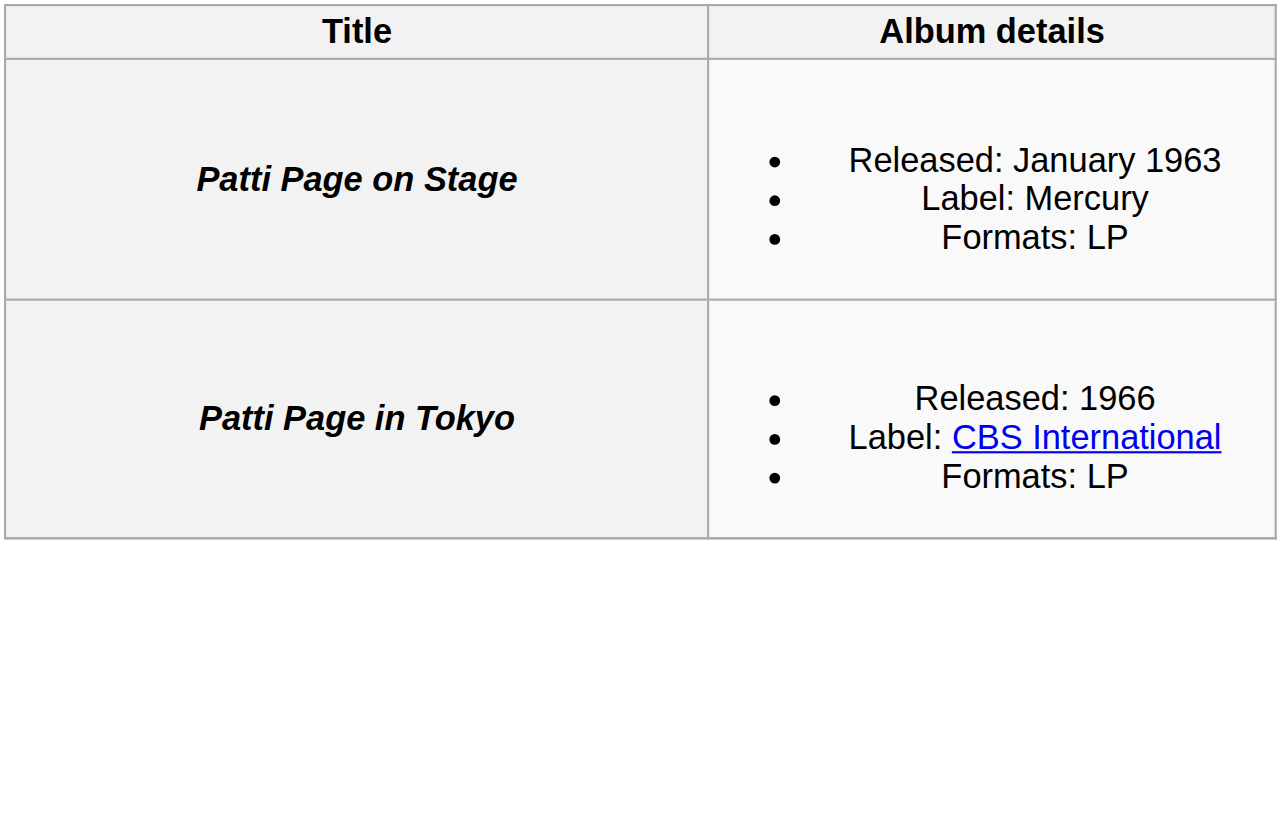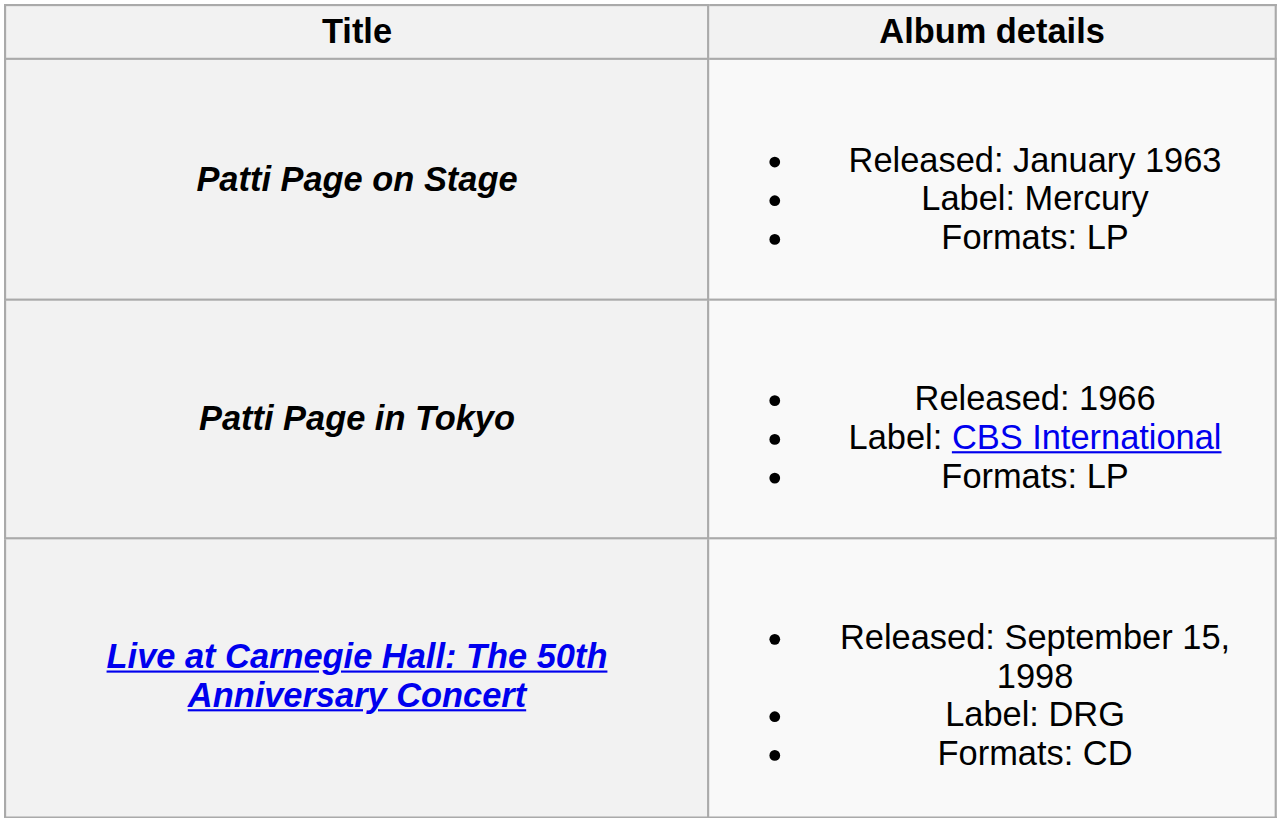+ row: (357, 677)
